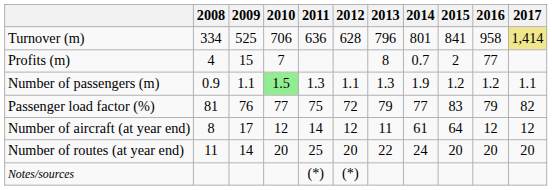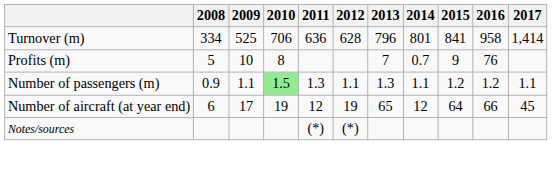(527, 38) khaki background -> (527, 38) no background
(211, 60) 4 -> (211, 60) 5
(246, 60) 15 -> (246, 60) 10
(281, 60) 7 -> (281, 60) 8
(385, 60) 8 -> (385, 60) 7
(456, 60) 2 -> (456, 60) 9
(491, 60) 77 -> (491, 60) 76
(420, 83) 1.9 -> (420, 83) 1.1
- row: (81, 106)
(211, 128) 8 -> (211, 106) 6
(281, 128) 12 -> (281, 106) 19
(316, 128) 14 -> (316, 106) 12
(350, 128) 12 -> (350, 106) 19
(385, 128) 11 -> (385, 106) 65
(420, 128) 61 -> (420, 106) 12
(491, 128) 12 -> (491, 106) 66
(527, 128) 12 -> (527, 106) 45
- row: (96, 151)
